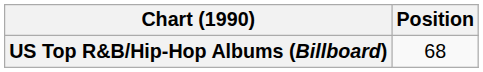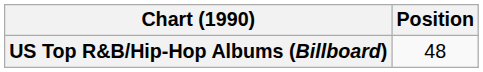(435, 51) 68 -> (435, 51) 48
